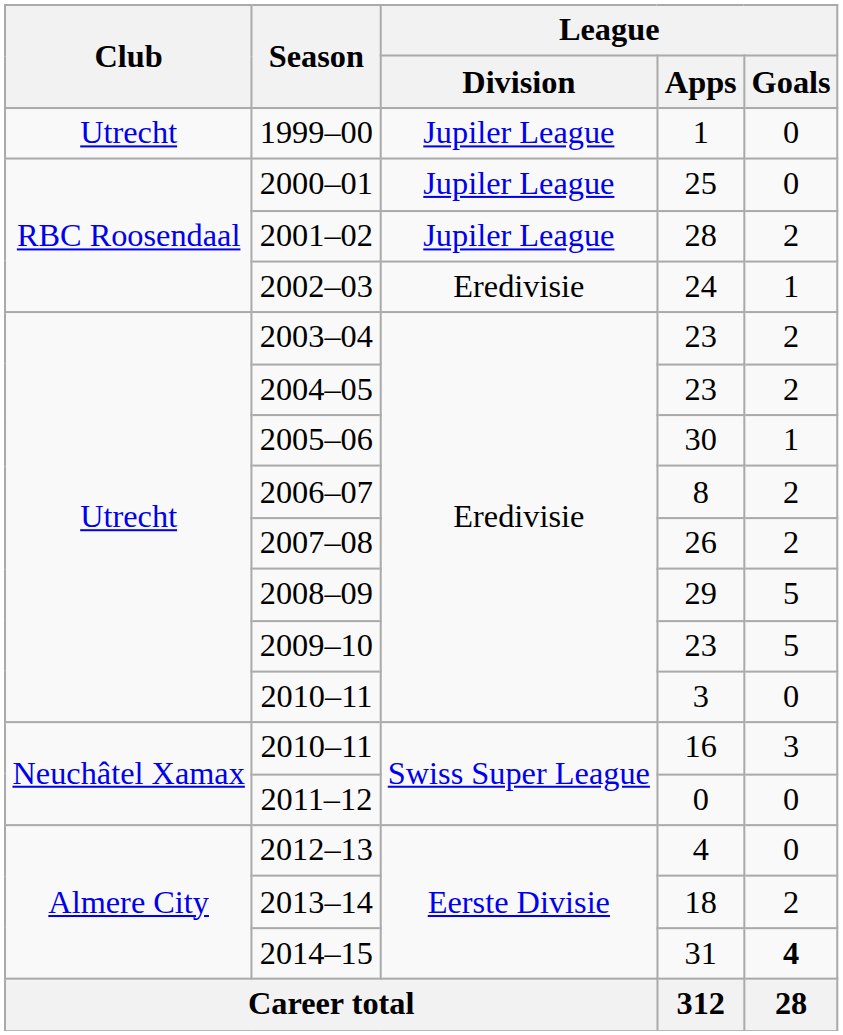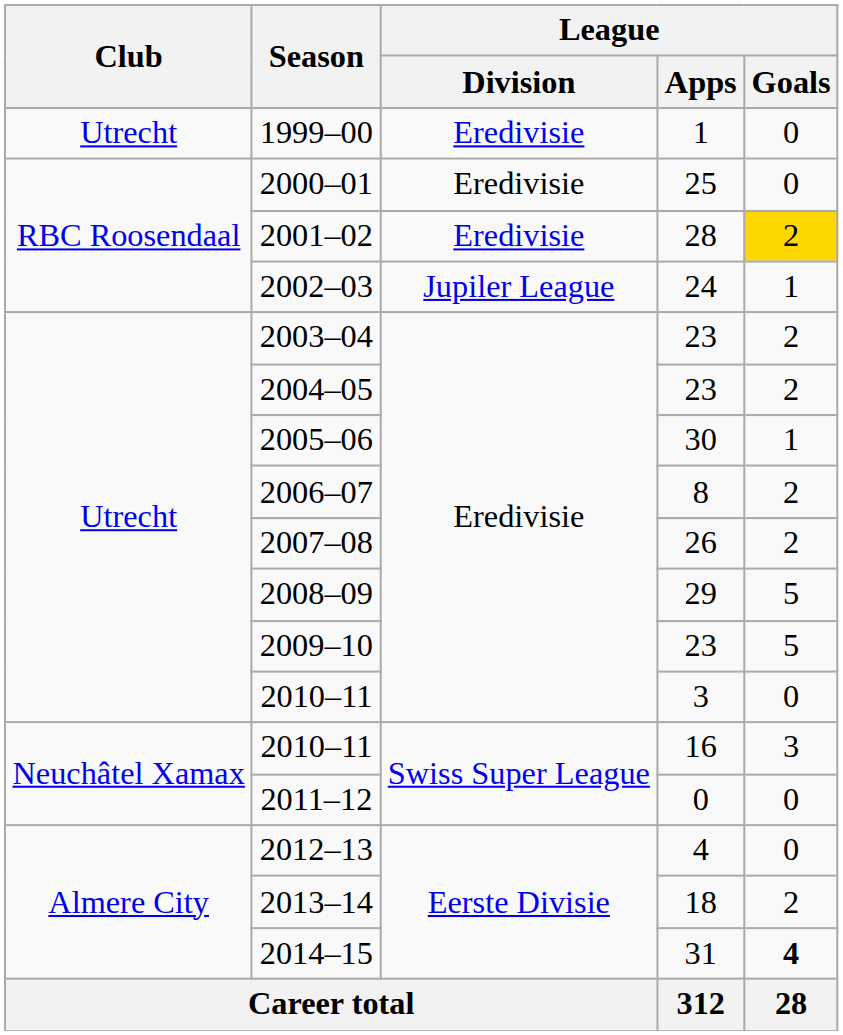(519, 132) Jupiler League -> (519, 132) Eredivisie
(519, 183) Jupiler League -> (519, 183) Eredivisie
(519, 235) Jupiler League -> (519, 235) Eredivisie
(791, 235) no background -> (791, 235) gold background
(519, 286) Eredivisie -> (519, 286) Jupiler League
